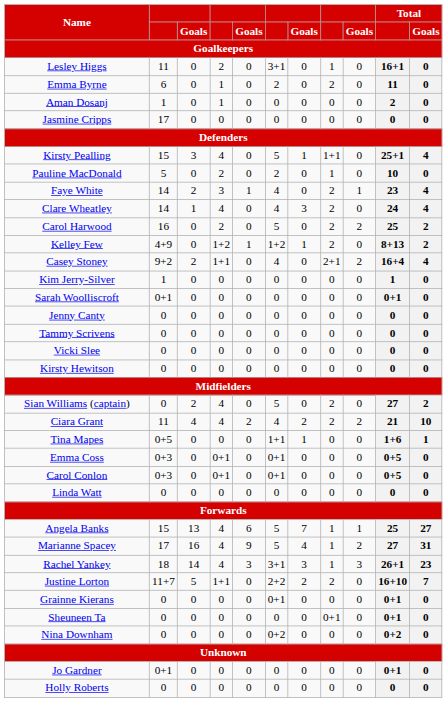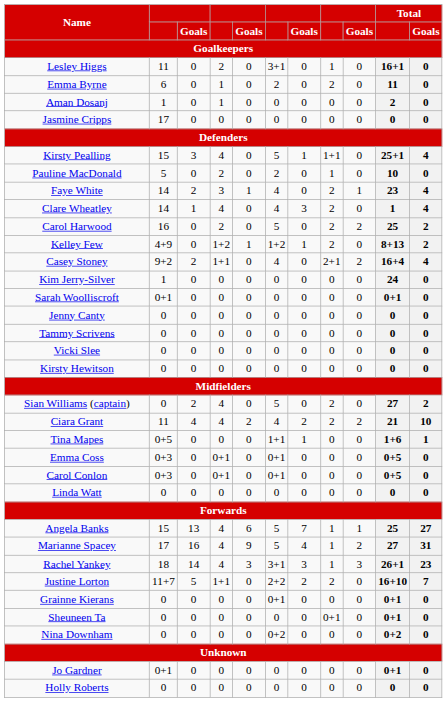(393, 208) 24 -> (393, 208) 1
(393, 279) 1 -> (393, 279) 24
